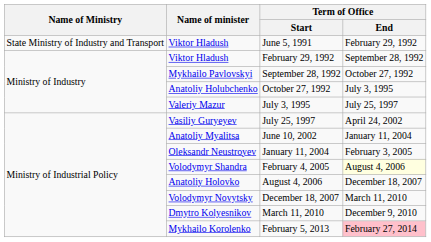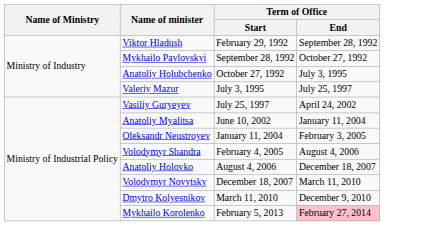- row: (287, 43)
(375, 167) lightyellow background -> (329, 151) no background
